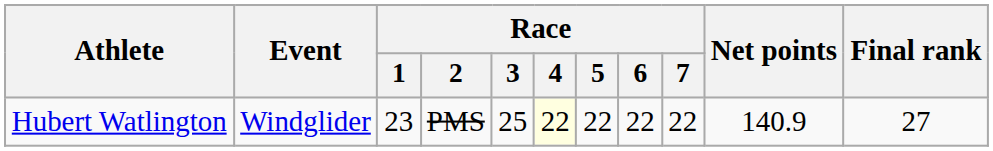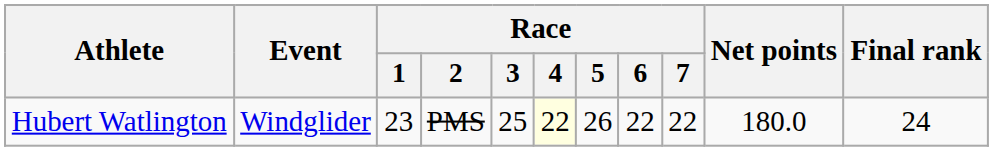(598, 121) 22 -> (598, 121) 26
(774, 121) 140.9 -> (774, 121) 180.0
(916, 121) 27 -> (916, 121) 24
